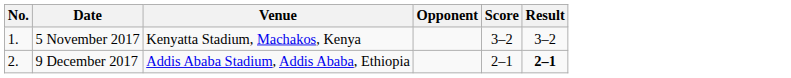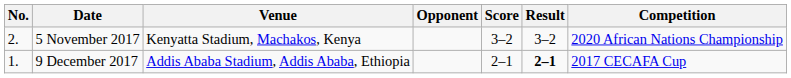+ column: (677, 15)
(13, 38) 1. -> (13, 38) 2.
(13, 61) 2. -> (13, 61) 1.
